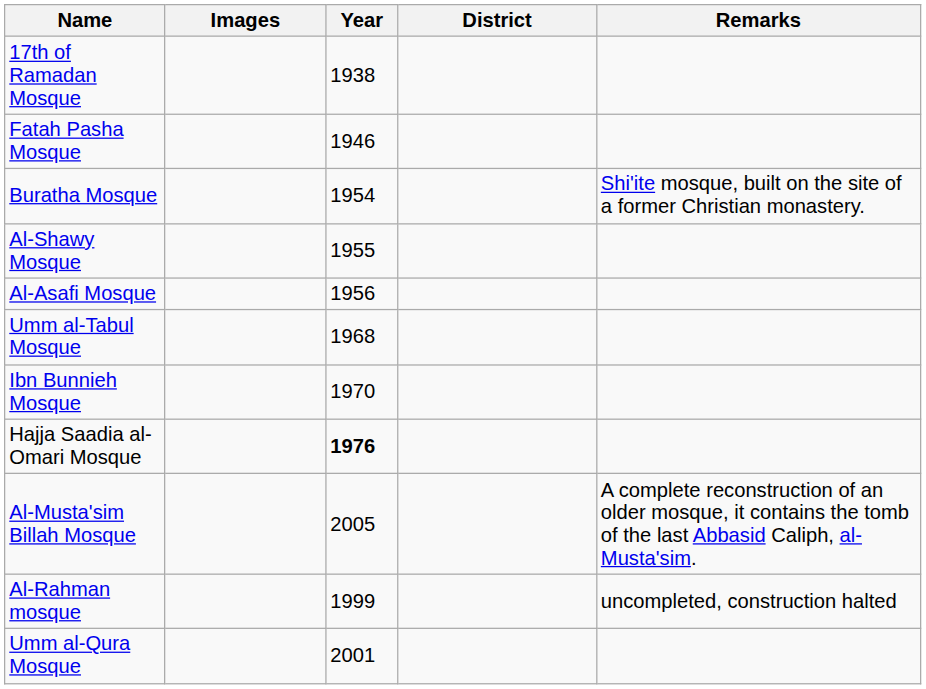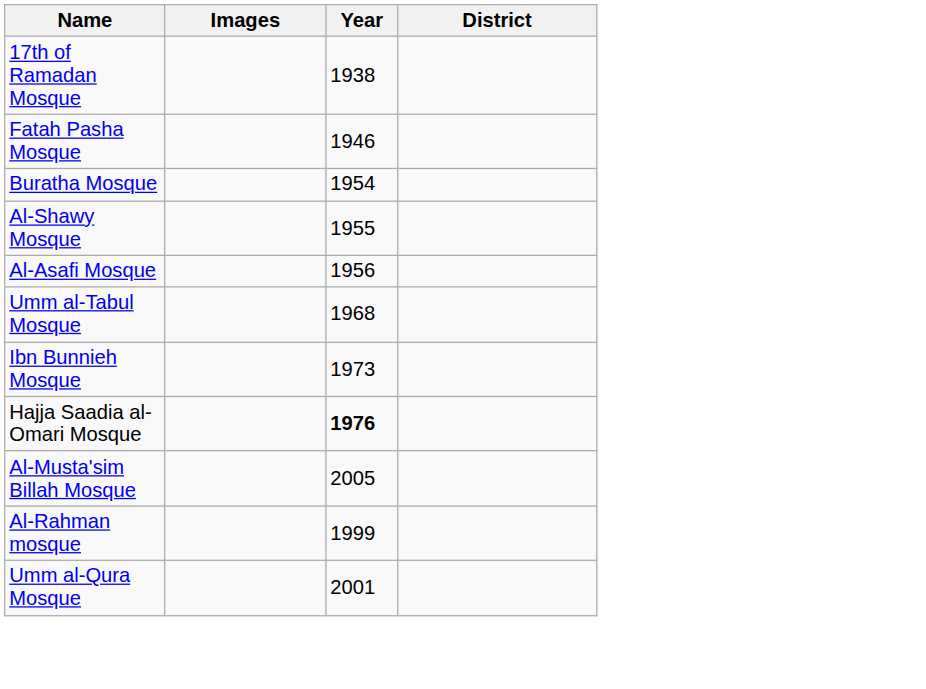- column: (758, 20)
(353, 391) 1970 -> (353, 369) 1973
